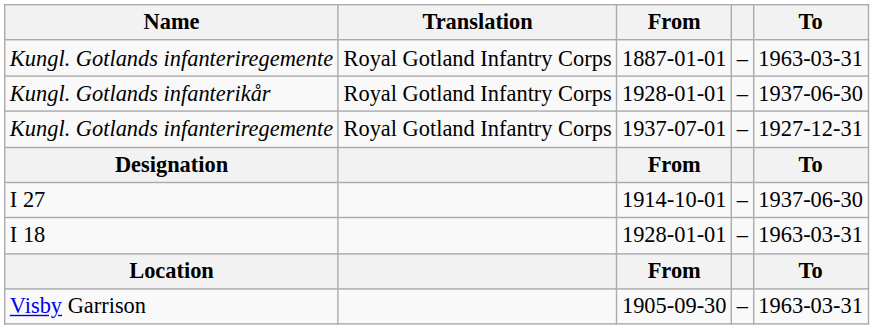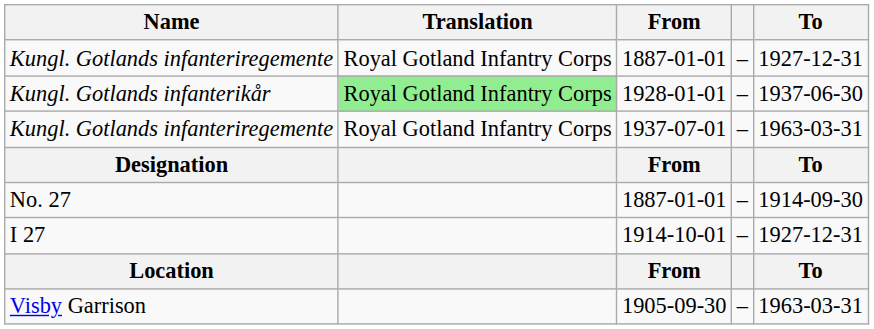(811, 57) 1963-03-31 -> (811, 57) 1927-12-31
(478, 93) no background -> (478, 93) lightgreen background
(811, 128) 1927-12-31 -> (811, 128) 1963-03-31
+ row: (40, 199)
(811, 199) 1937-06-30 -> (811, 235) 1927-12-31
- row: (28, 235)
